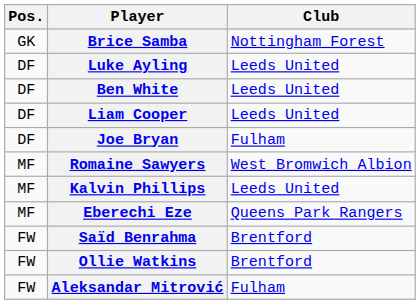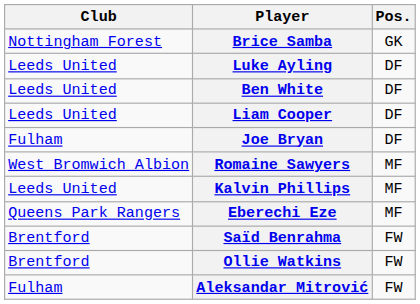columns swapped: (26, 17) <-> (321, 17)
